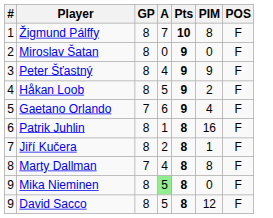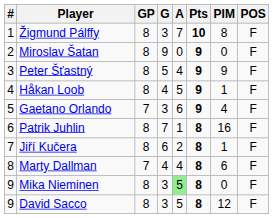+ column: (165, 14)
(209, 90) 2 -> (224, 90) 1
(209, 166) 8 -> (224, 166) 6
